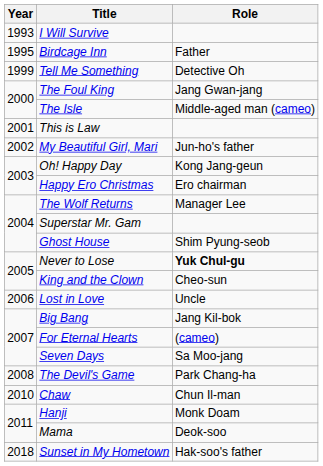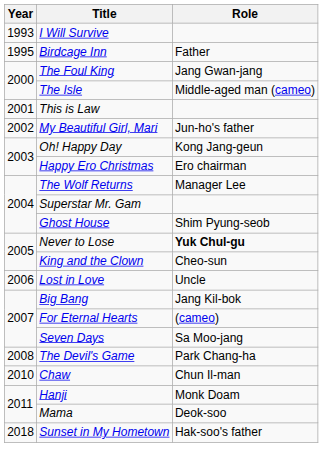- row: (89, 71)
